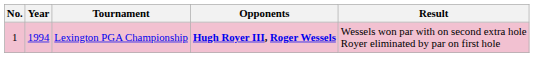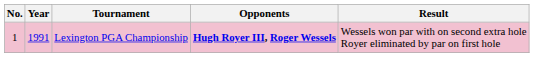(39, 37) 1994 -> (39, 37) 1991
